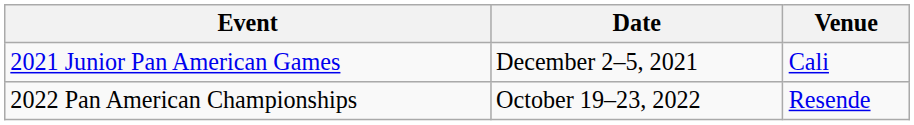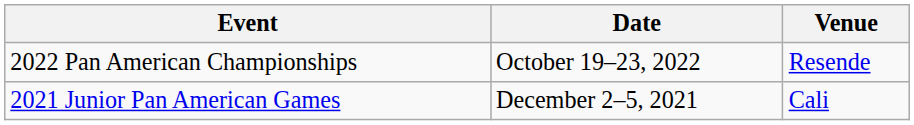rows swapped: (175, 61) <-> (184, 100)
